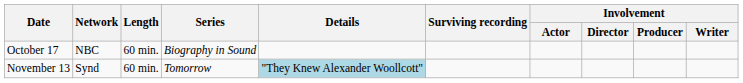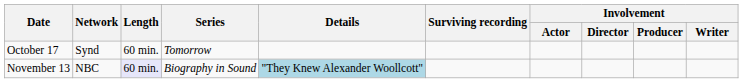(87, 50) NBC -> (87, 50) Synd
(210, 50) Biography in Sound -> (188, 50) Tomorrow
(87, 68) Synd -> (87, 68) NBC
(141, 68) no background -> (141, 68) lavender background
(188, 68) Tomorrow -> (210, 68) Biography in Sound
